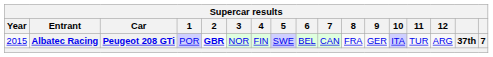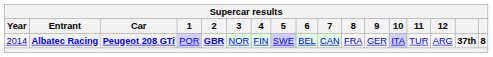(17, 40) 2015 -> (17, 40) 2014
(483, 40) 7 -> (483, 40) 8
